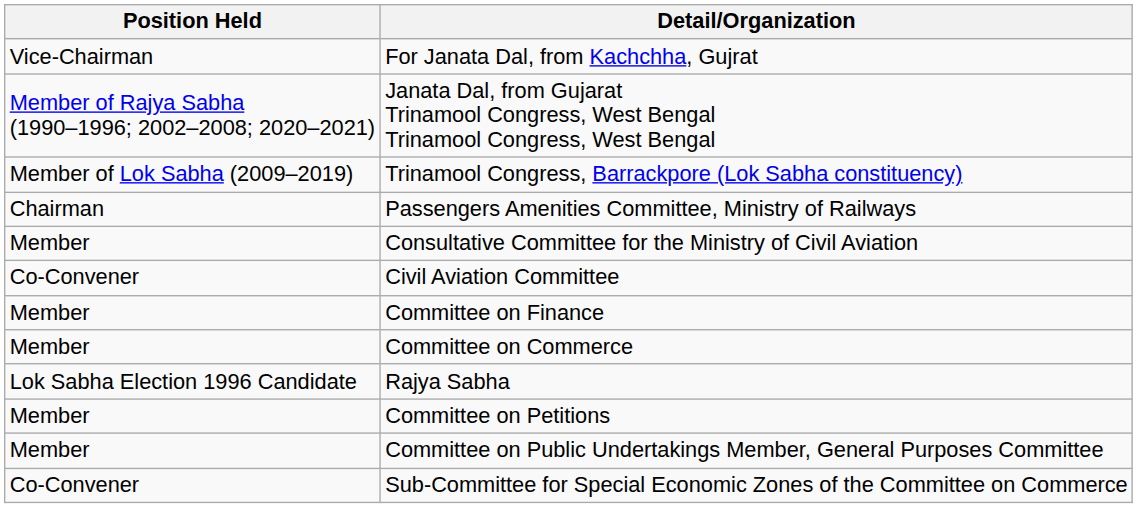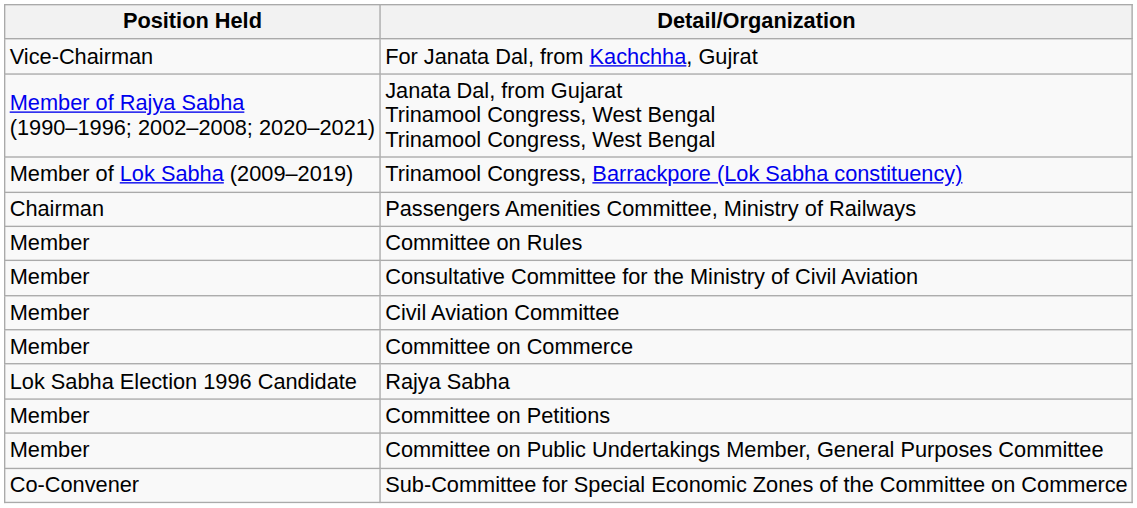+ row: (484, 243)
(74, 277) Co-Convener -> (50, 312) Member
- row: (495, 312)
